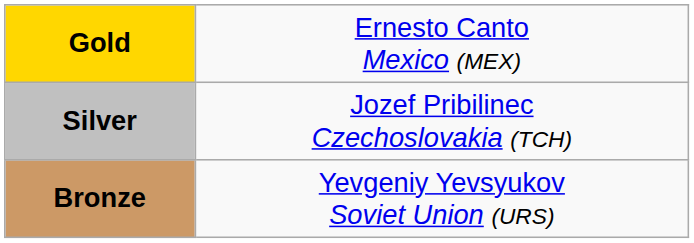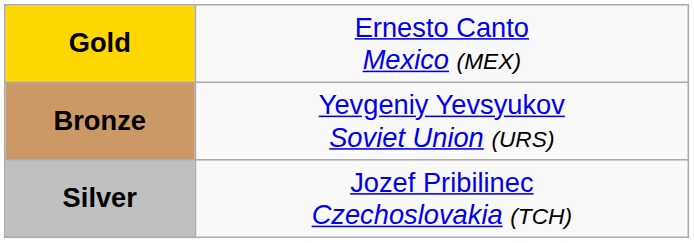rows swapped: (100, 120) <-> (100, 197)
